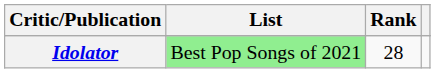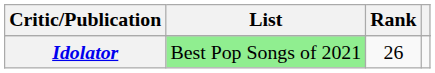(393, 51) 28 -> (393, 51) 26
